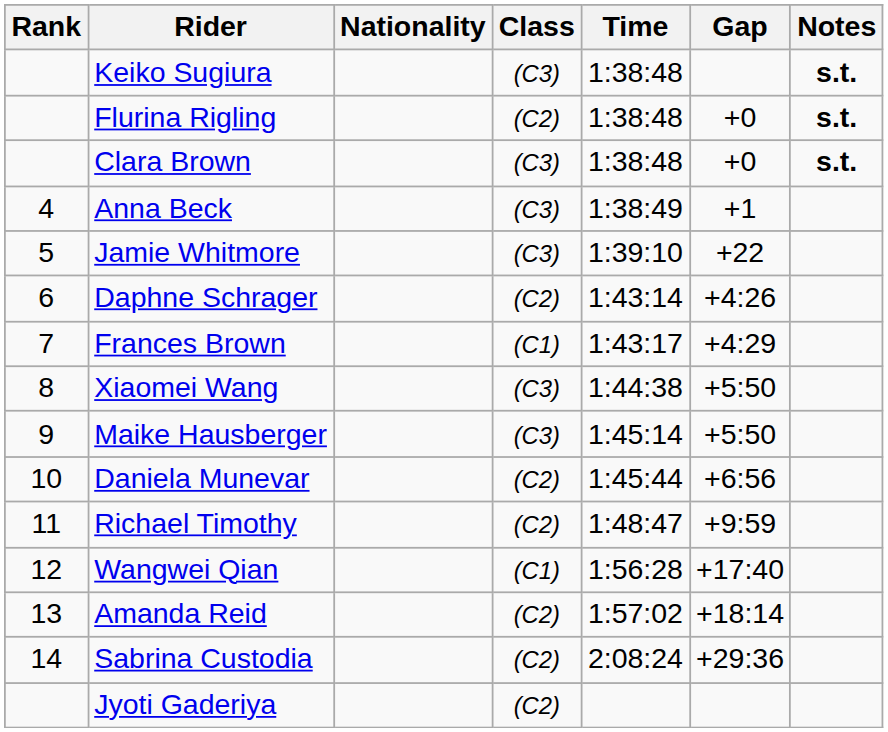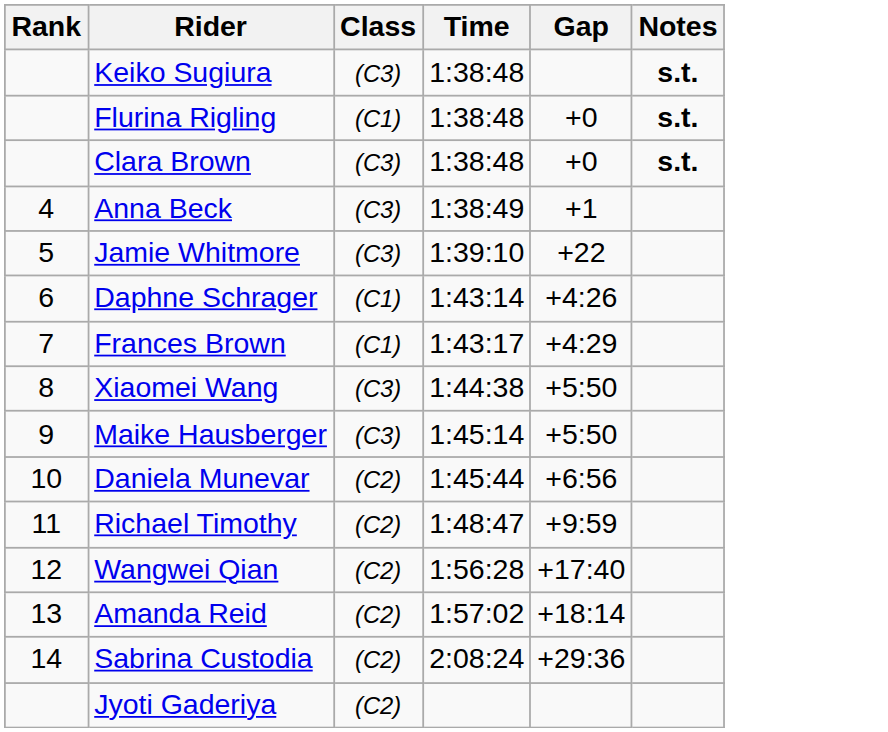- column: (413, 27)
(537, 117) (C2) -> (378, 117) (C1)
(537, 298) (C2) -> (378, 298) (C1)
(537, 569) (C1) -> (378, 569) (C2)
